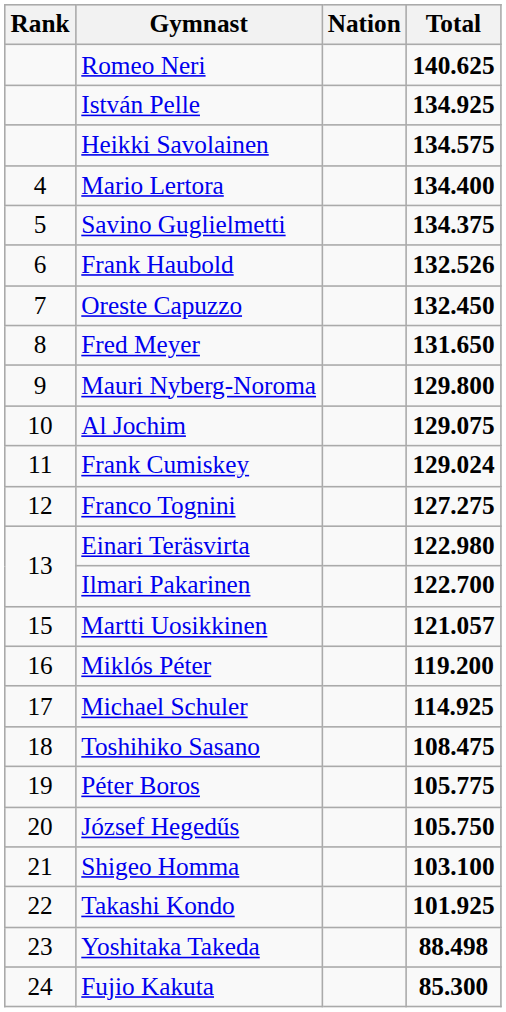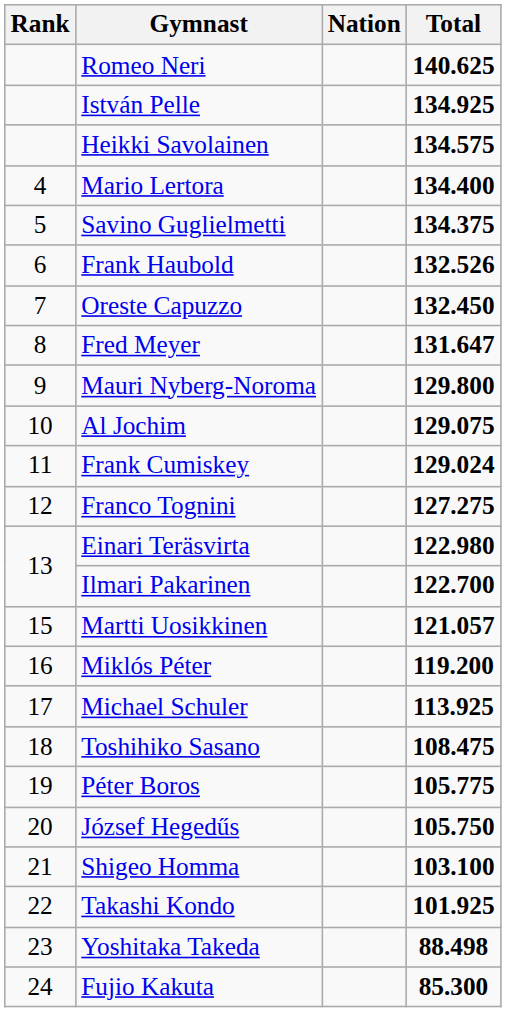(453, 345) 131.650 -> (453, 345) 131.647
(453, 706) 114.925 -> (453, 706) 113.925
